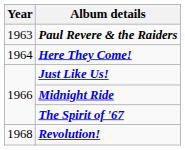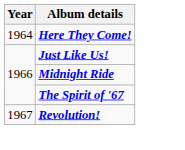- row: (108, 34)
(20, 134) 1968 -> (20, 114) 1967
